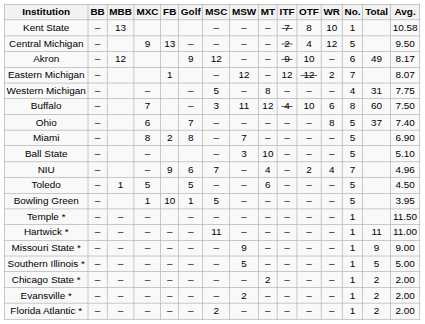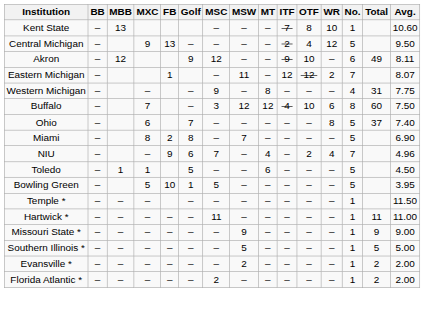(405, 28) 10.58 -> (405, 28) 10.60
(405, 59) 8.17 -> (405, 59) 8.11
(244, 75) 12 -> (244, 75) 11
(216, 91) 5 -> (216, 91) 9
(244, 106) 11 -> (244, 106) 12
- row: (46, 153)
(147, 185) 5 -> (147, 169) 1
(147, 201) 1 -> (147, 185) 5
- row: (46, 279)
